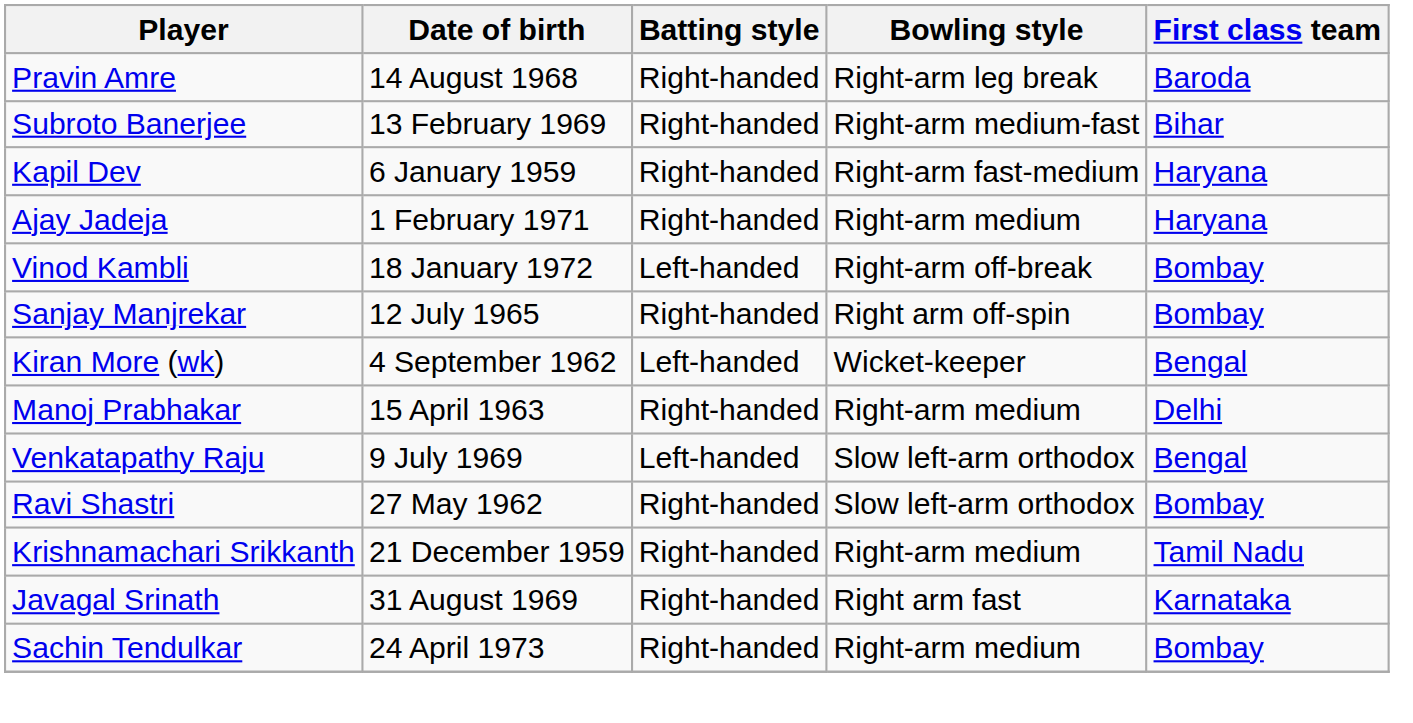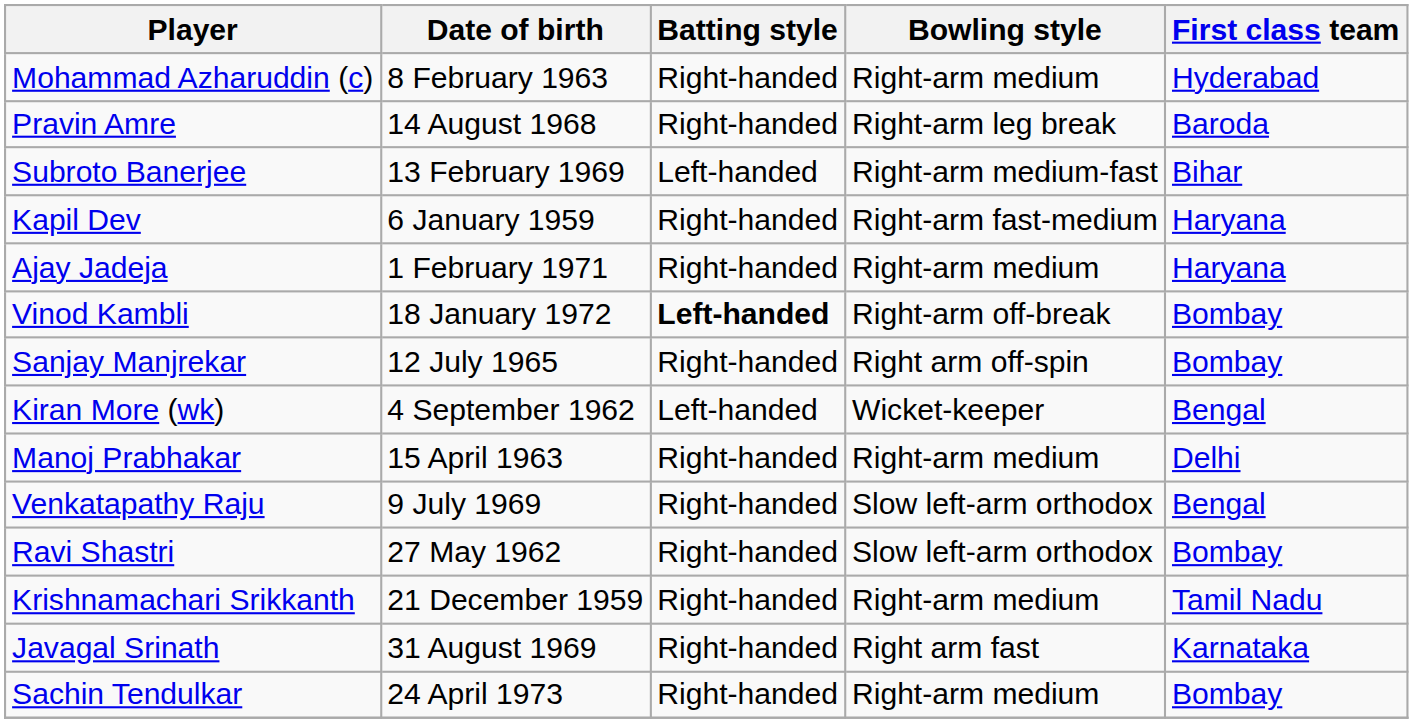+ row: (193, 77)
(729, 124) Right-handed -> (738, 172) Left-handed
(719, 267) normal -> (743, 314) bold
(719, 457) Left-handed -> (748, 505) Right-handed
